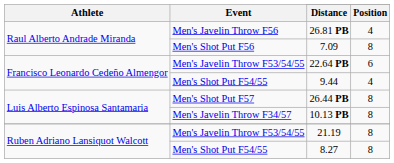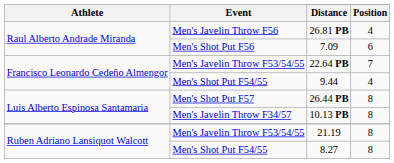(370, 47) 8 -> (370, 47) 6
(370, 64) 6 -> (370, 64) 7
